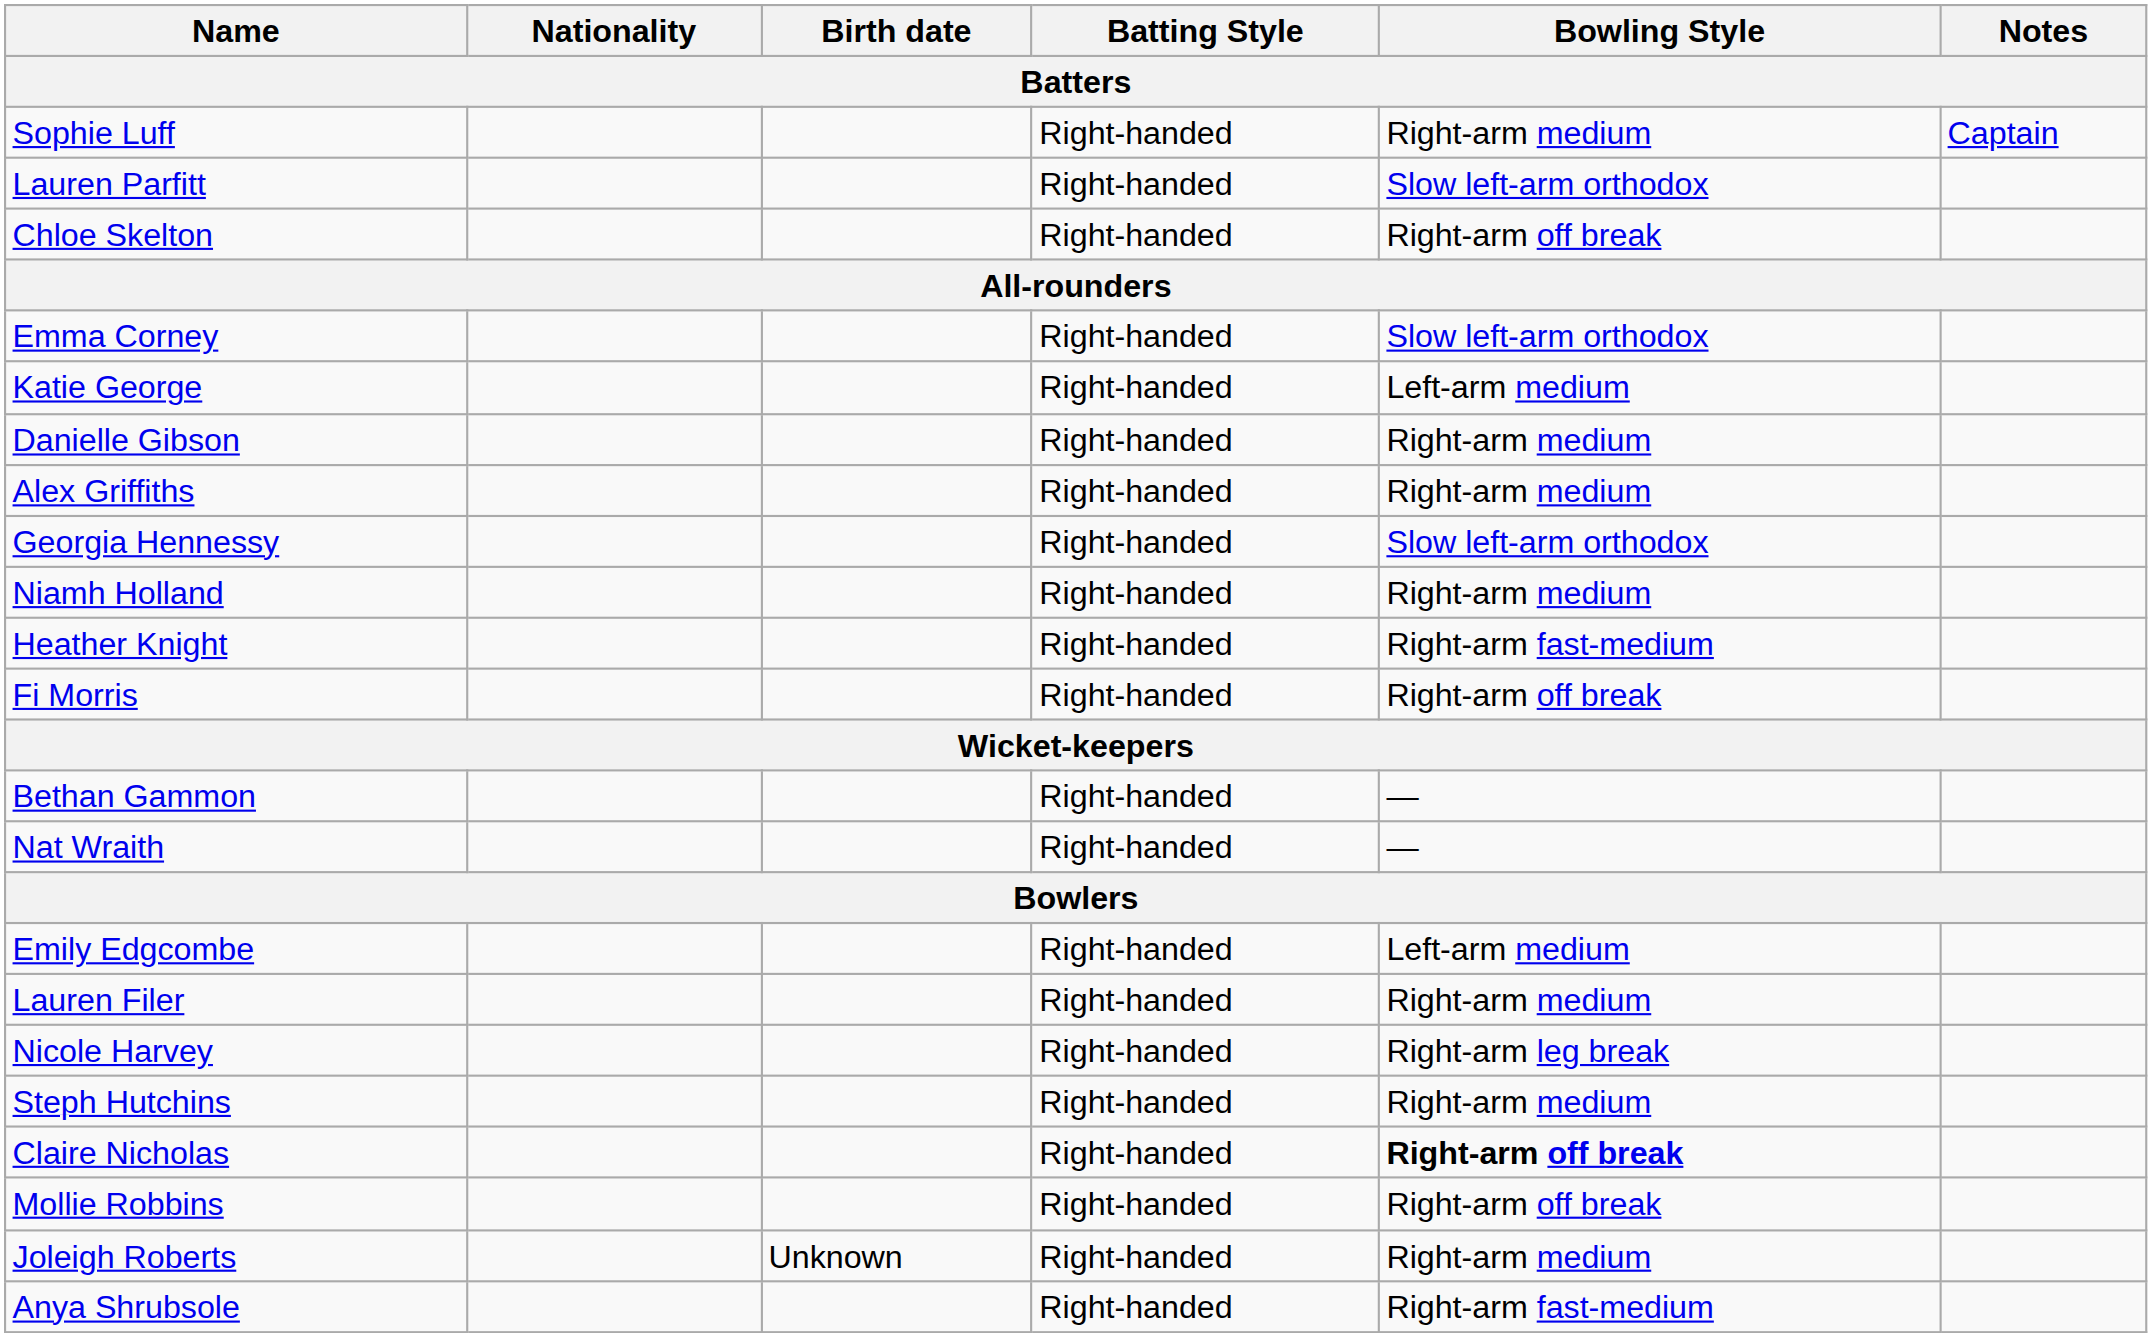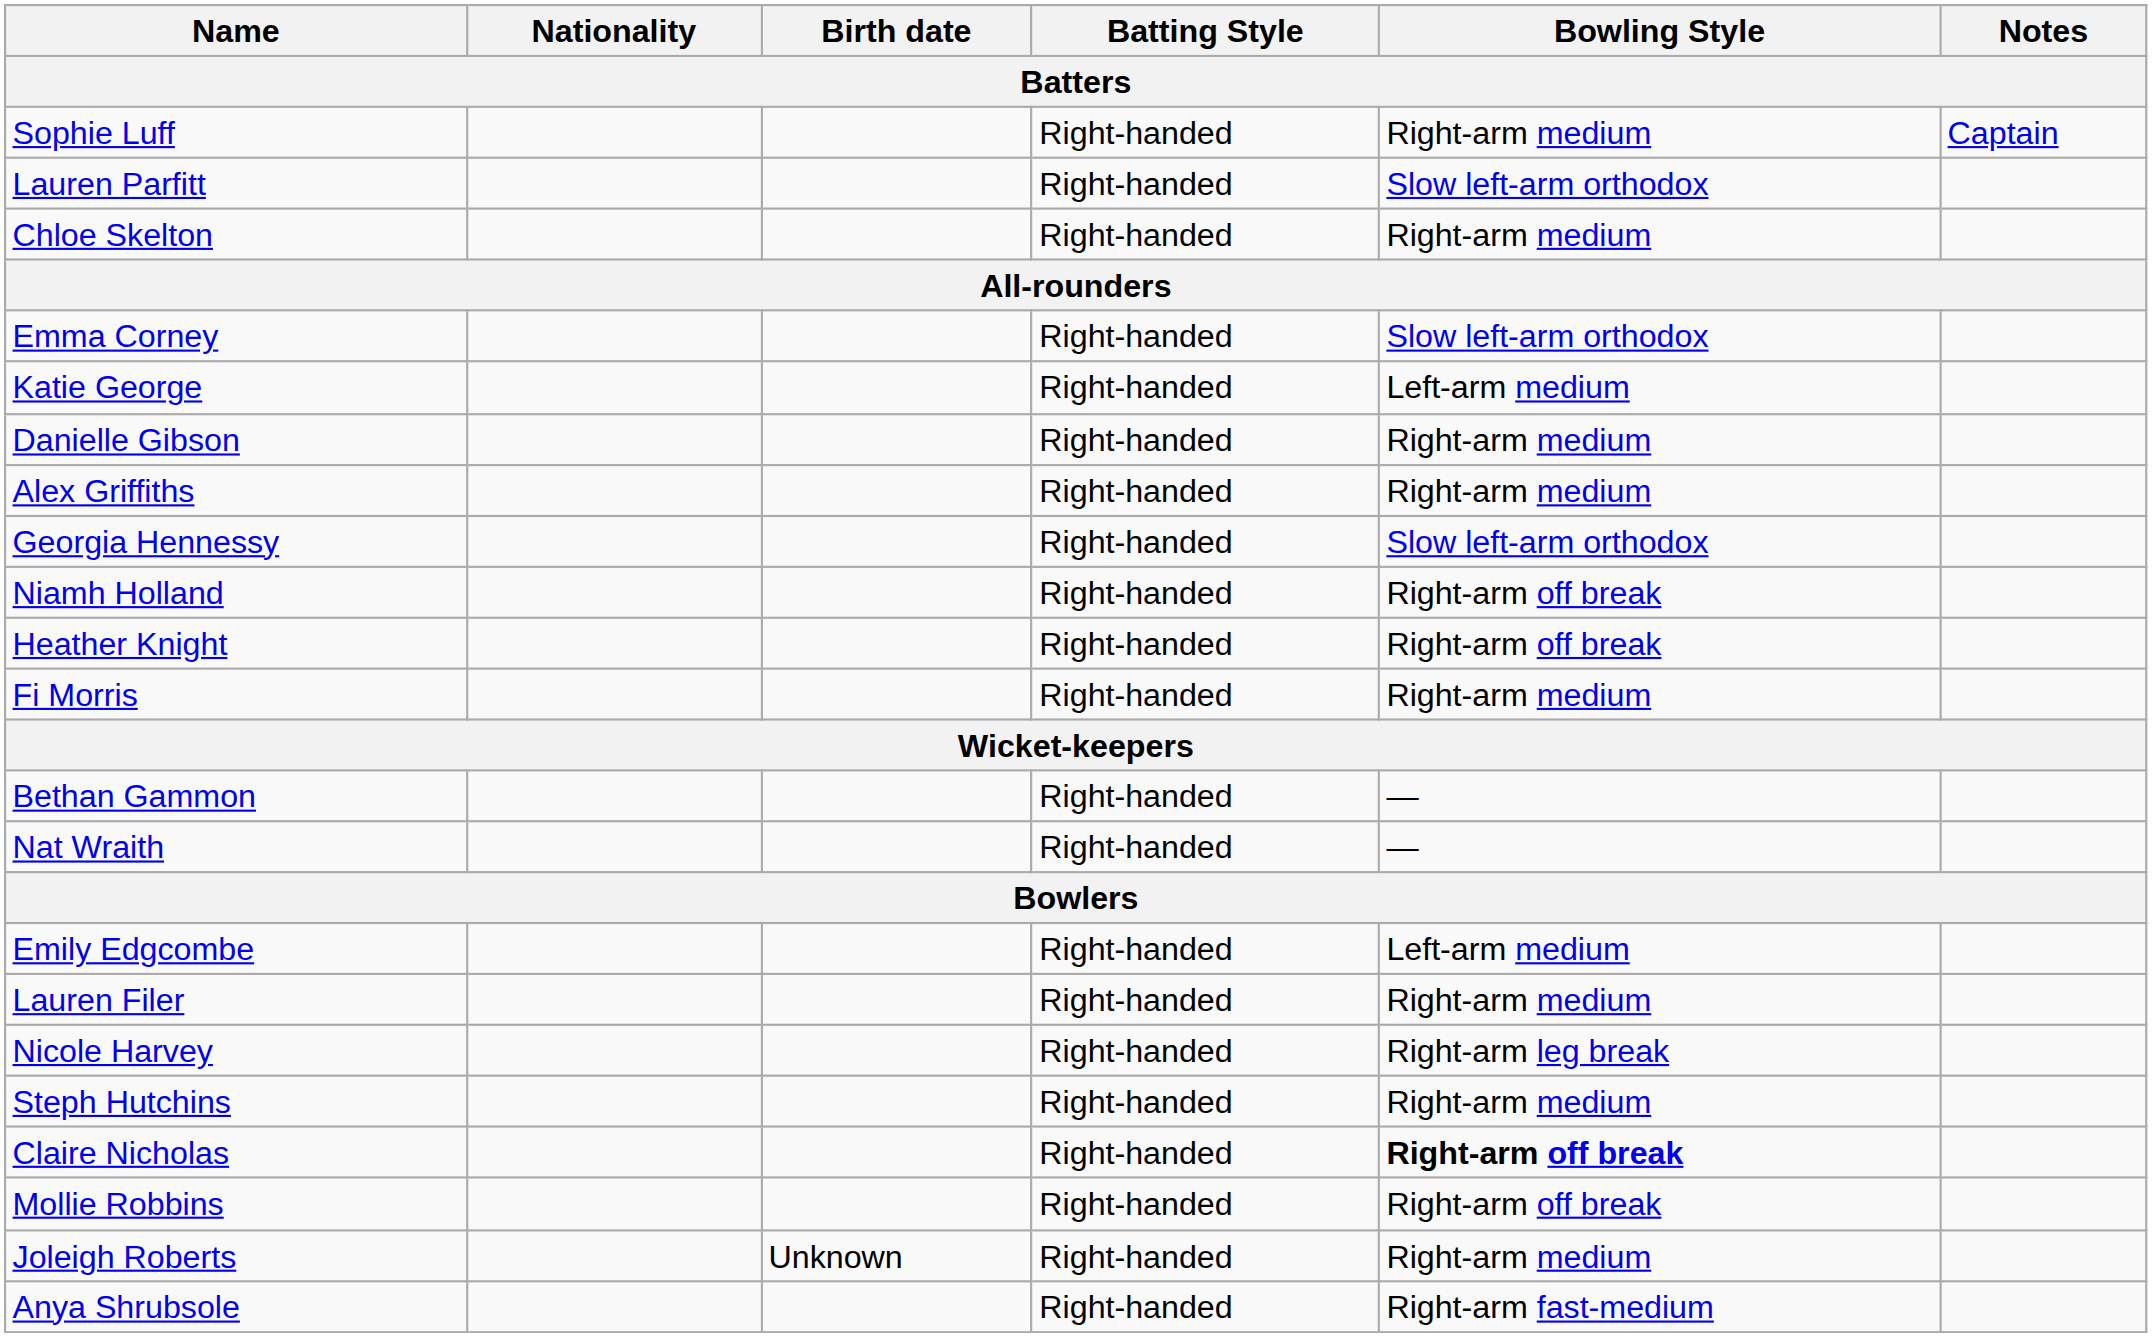(1524, 235) Right-arm off break -> (1519, 235) Right-arm medium
(1519, 592) Right-arm medium -> (1524, 592) Right-arm off break
(1550, 643) Right-arm fast-medium -> (1524, 643) Right-arm off break
(1524, 694) Right-arm off break -> (1519, 694) Right-arm medium
